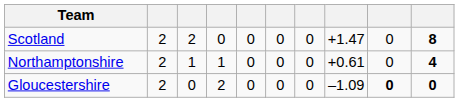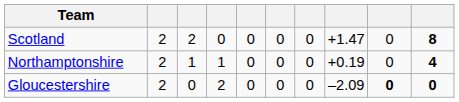(346, 62) +0.61 -> (346, 62) +0.19
(346, 85) –1.09 -> (346, 85) –2.09
